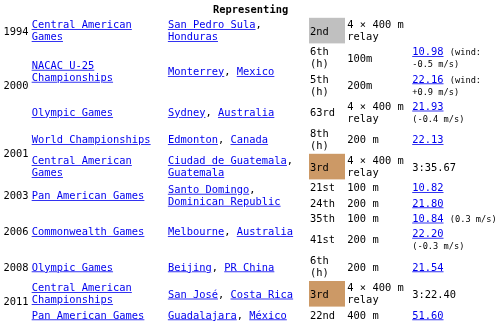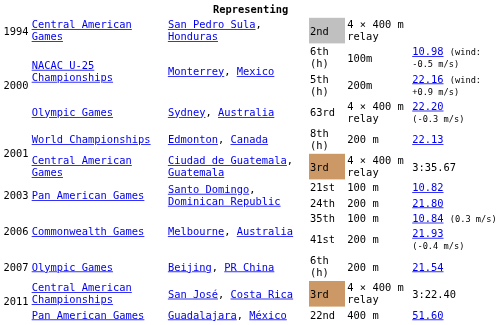(438, 112) 21.93 (-0.4 m/s) -> (438, 112) 22.20 (-0.3 m/s)
(438, 239) 22.20 (-0.3 m/s) -> (438, 239) 21.93 (-0.4 m/s)
(16, 267) 2008 -> (16, 267) 2007
